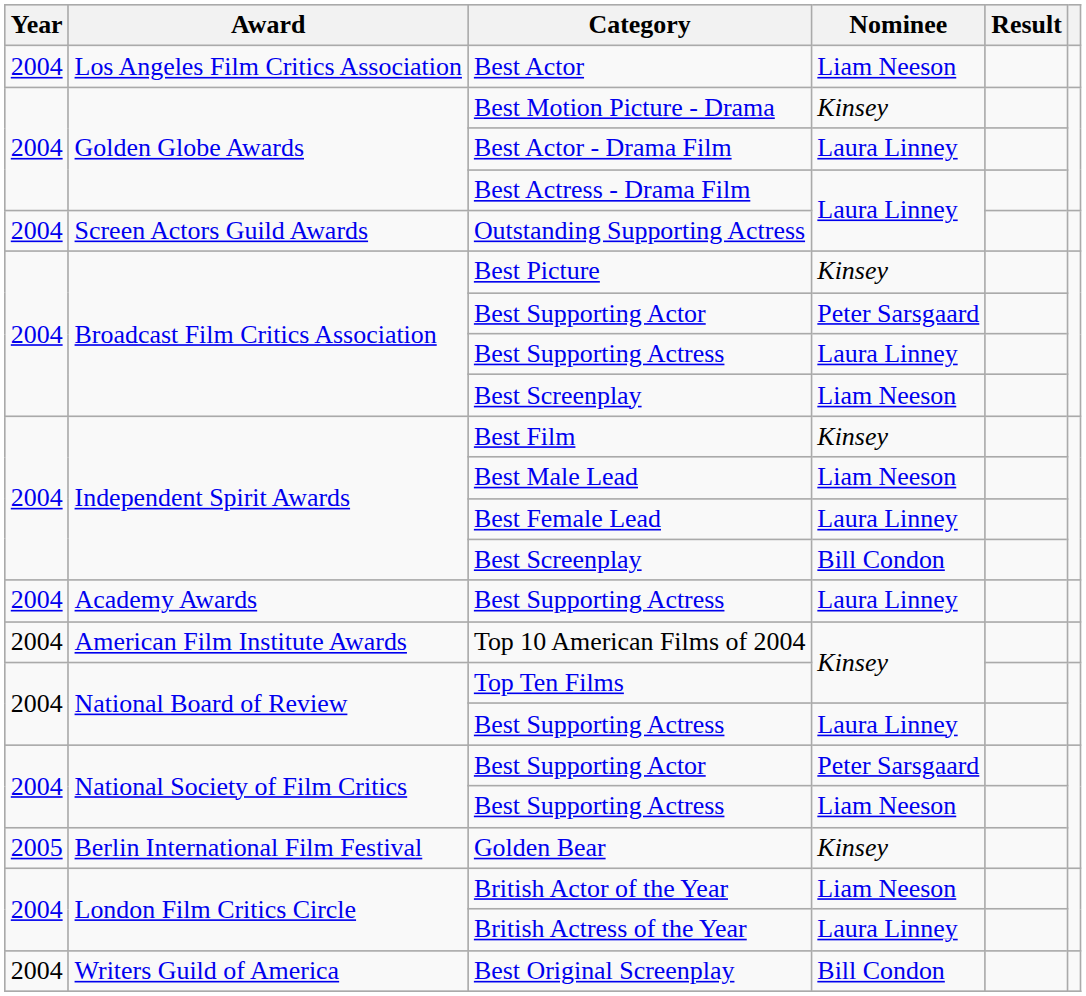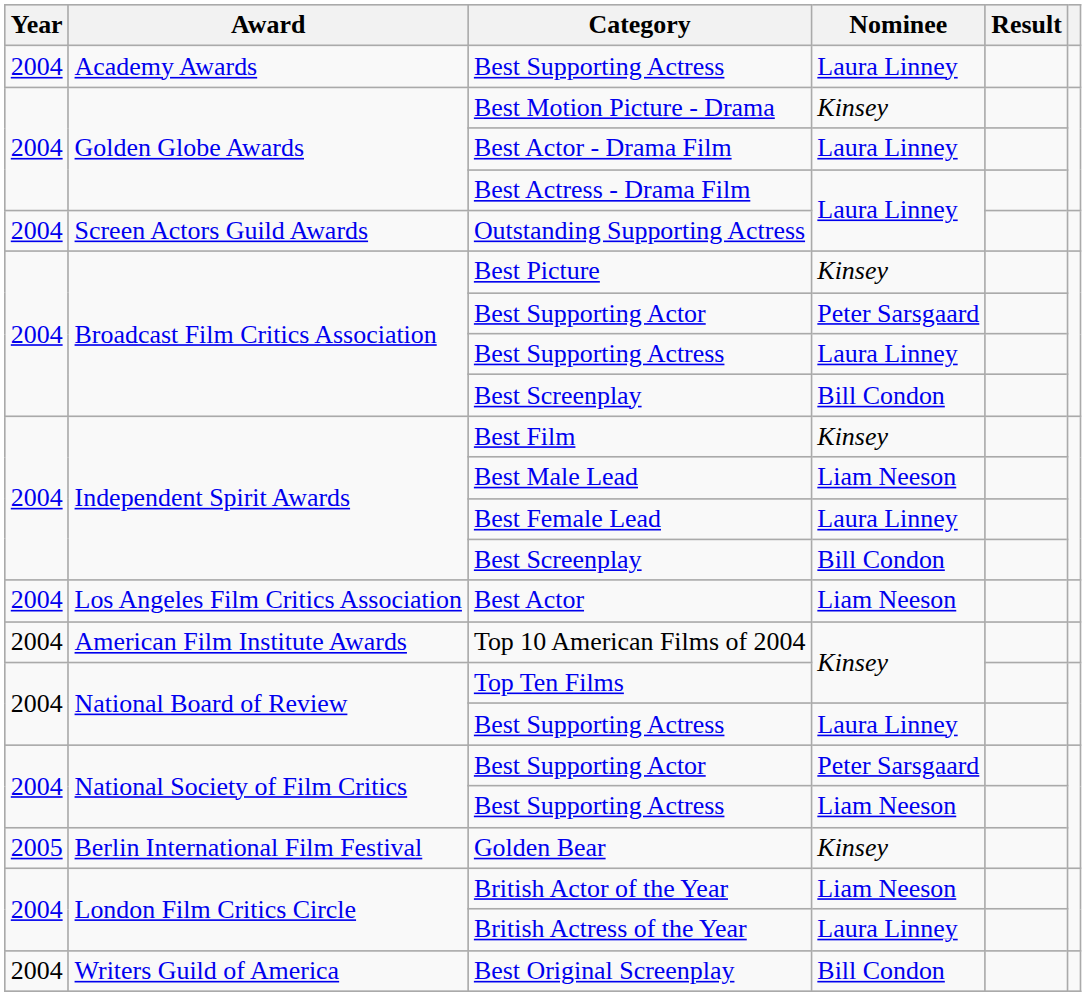rows swapped: (166, 600) <-> (268, 66)
(887, 395) Liam Neeson -> (881, 395) Bill Condon
